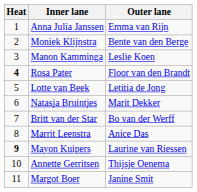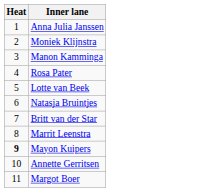- column: (149, 12)
(16, 73) bold -> (16, 73) normal
